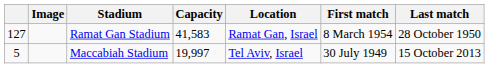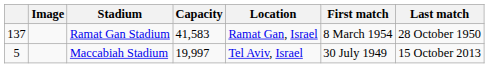(16, 33) 127 -> (16, 33) 137
